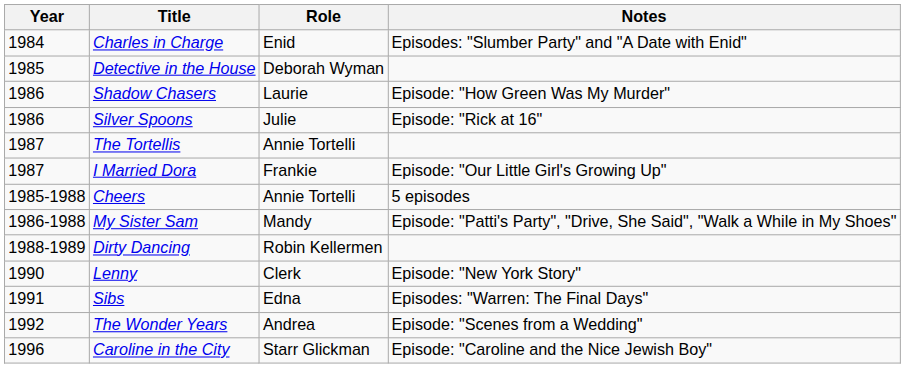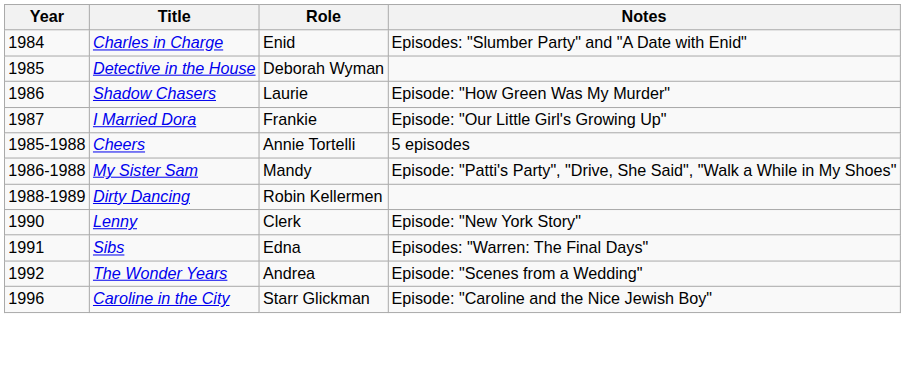- row: (143, 119)
- row: (137, 145)
